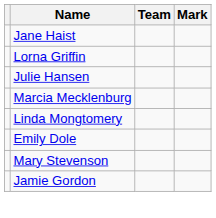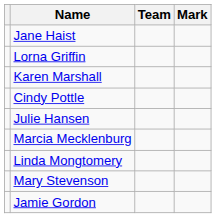+ row: (58, 77)
+ row: (49, 98)
- row: (45, 139)
